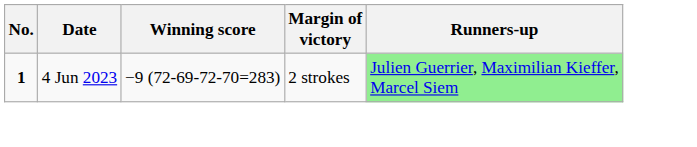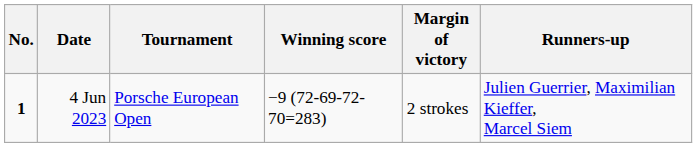+ column: (187, 39)
(494, 77) lightgreen background -> (579, 108) no background
